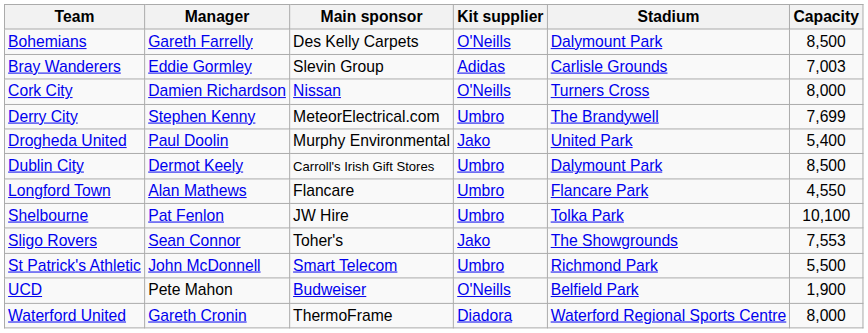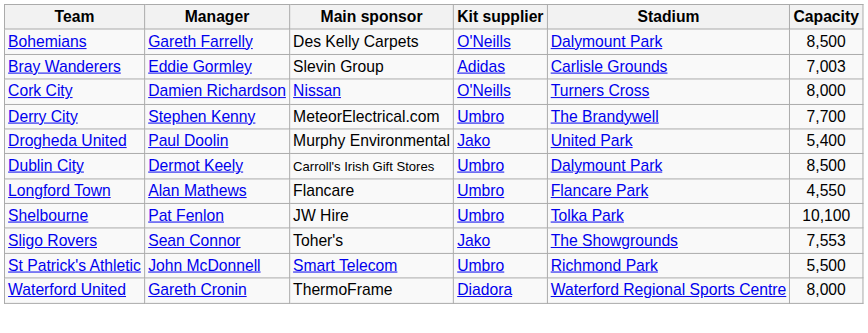(826, 116) 7,699 -> (826, 116) 7,700
- row: (25, 290)
